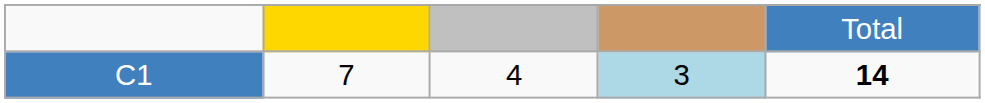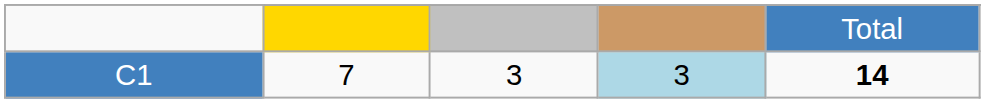(514, 75) 4 -> (514, 75) 3
